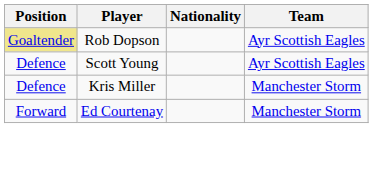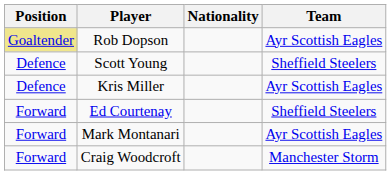(306, 63) Ayr Scottish Eagles -> (324, 63) Sheffield Steelers
(306, 87) Manchester Storm -> (324, 87) Ayr Scottish Eagles
(306, 110) Manchester Storm -> (324, 110) Sheffield Steelers
+ row: (131, 134)
+ row: (131, 157)
